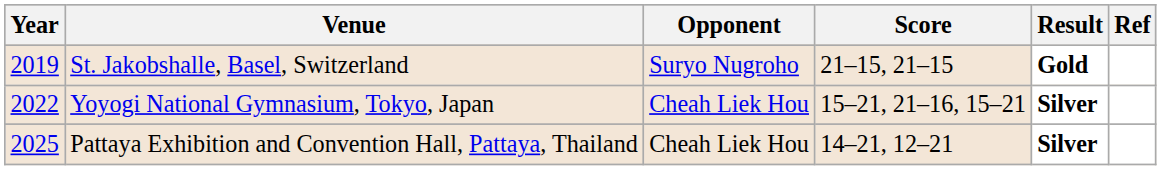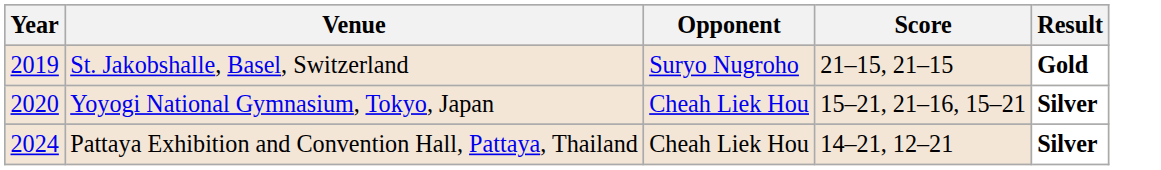- column: (1132, 24)
(35, 104) 2022 -> (35, 104) 2020
(35, 144) 2025 -> (35, 144) 2024
